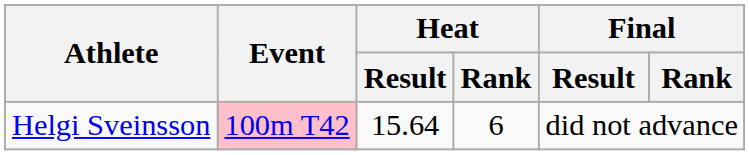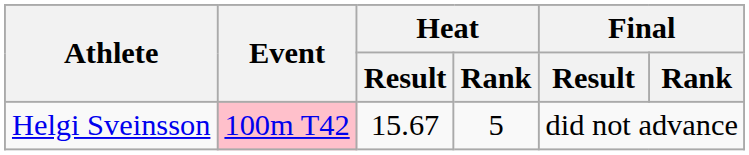(405, 125) 15.64 -> (405, 125) 15.67
(496, 125) 6 -> (496, 125) 5
